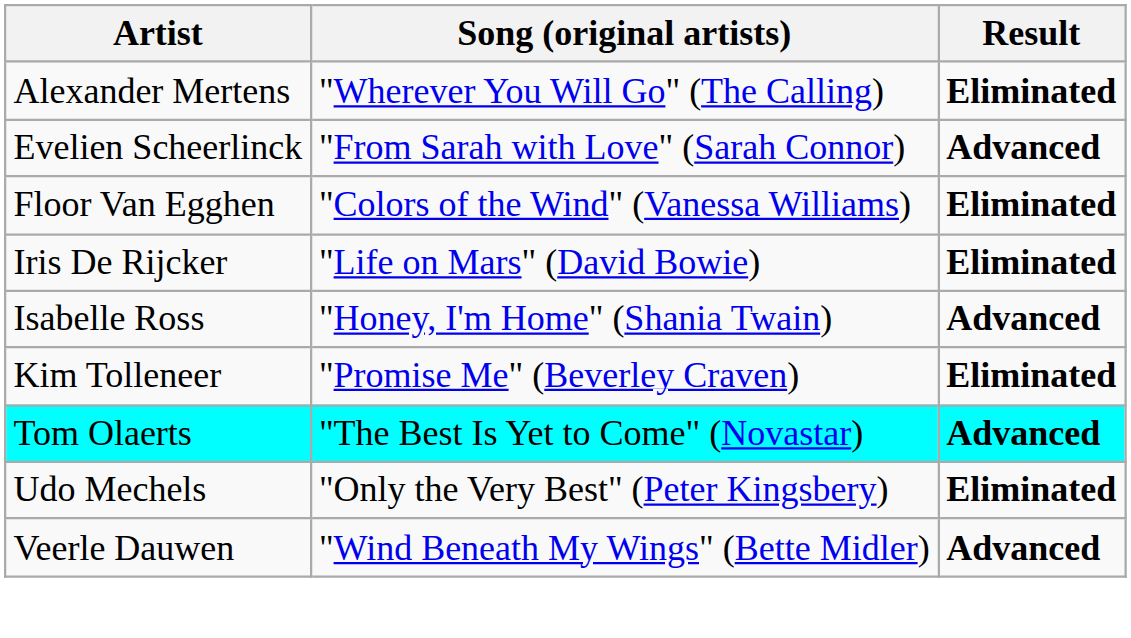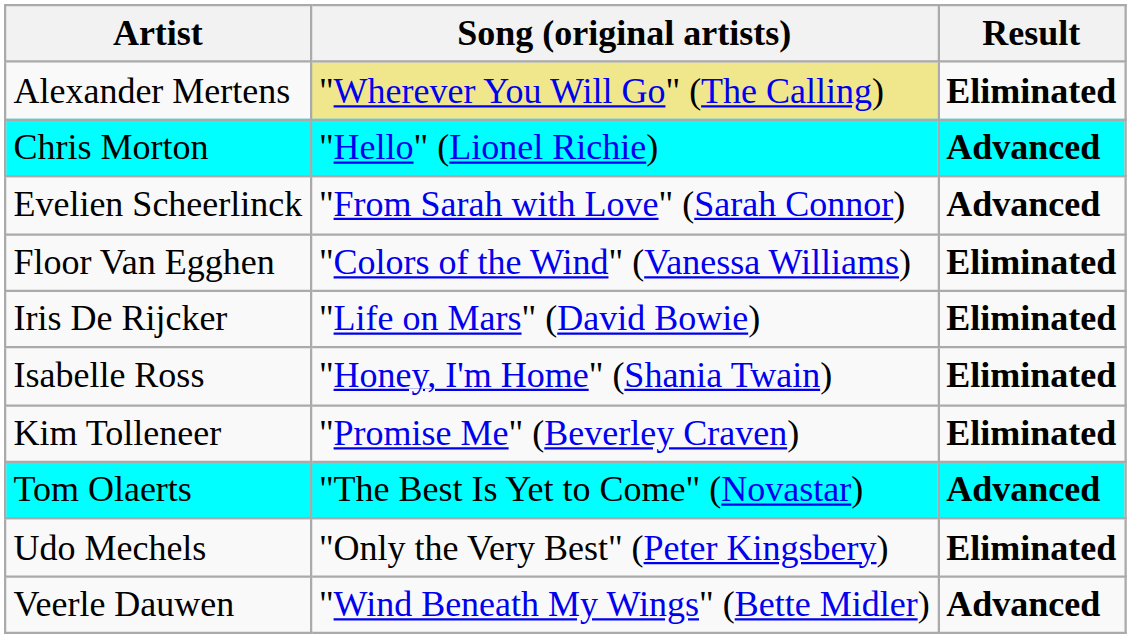(601, 90) no background -> (601, 90) khaki background
+ row: (111, 147)
(1023, 318) Advanced -> (1031, 375) Eliminated
